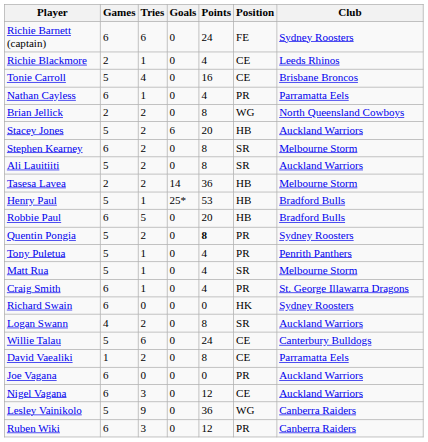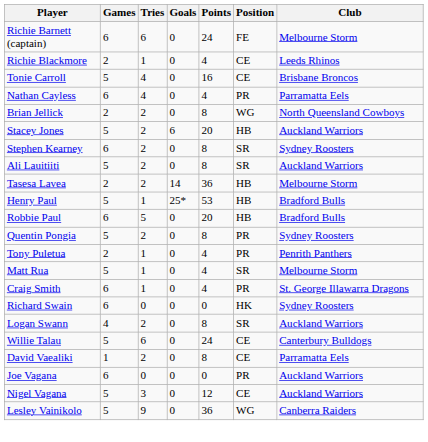(316, 36) Sydney Roosters -> (318, 36) Melbourne Storm
(143, 95) 1 -> (143, 95) 4
(318, 148) Melbourne Storm -> (316, 148) Sydney Roosters
(204, 235) bold -> (204, 235) normal
(106, 253) 5 -> (106, 253) 2
(106, 393) 6 -> (106, 393) 5
- row: (33, 428)
